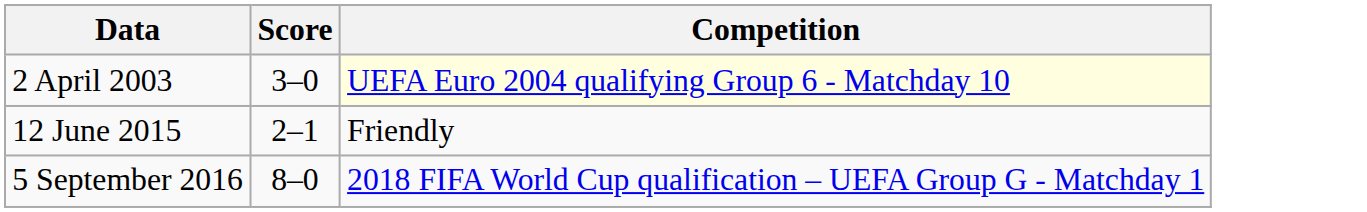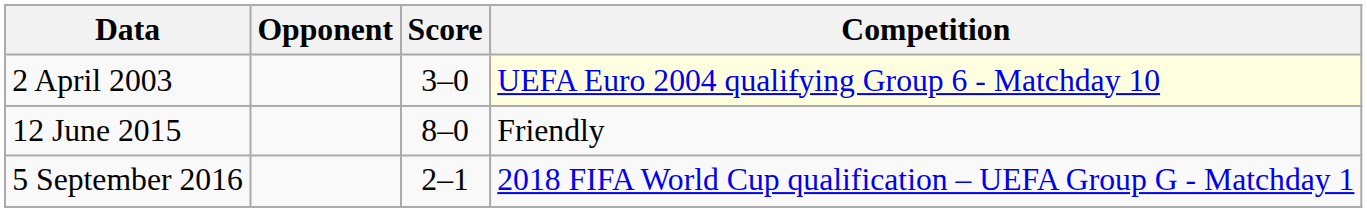+ column: (325, 29)
(295, 130) 2–1 -> (445, 130) 8–0
(295, 180) 8–0 -> (445, 180) 2–1
